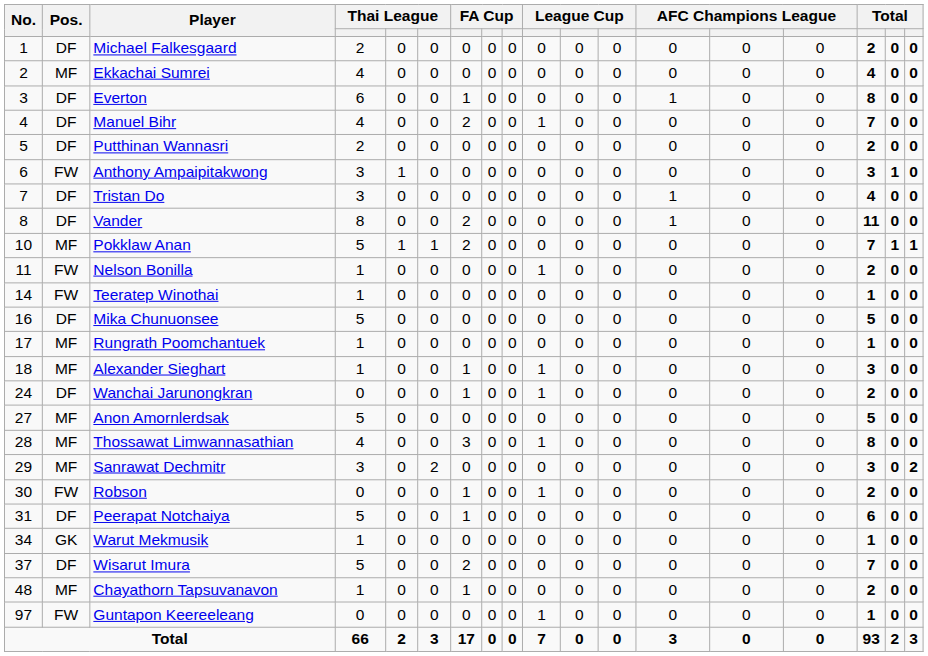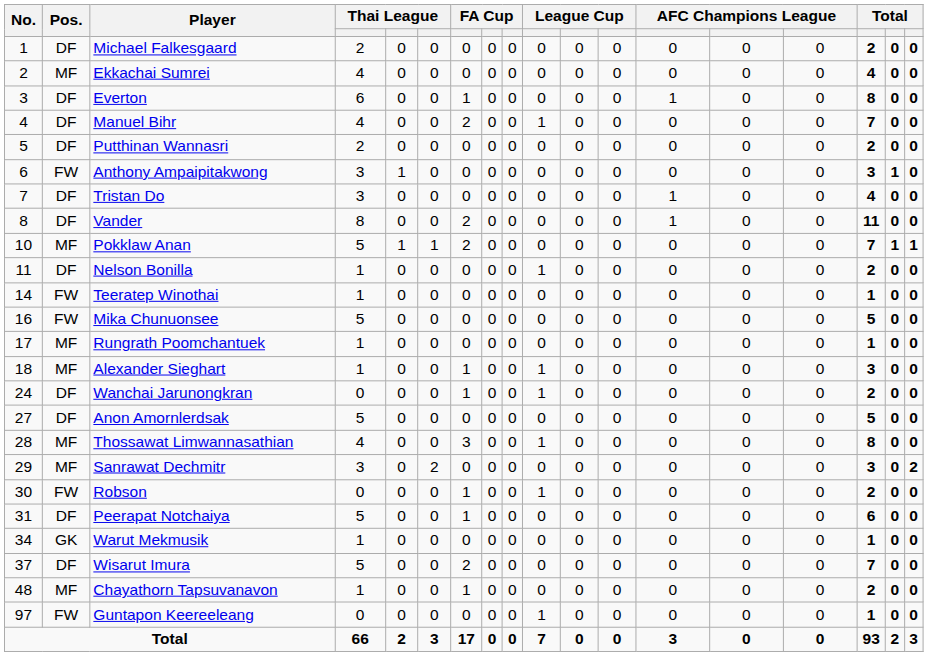(66, 270) FW -> (66, 270) DF
(66, 319) DF -> (66, 319) FW
(66, 417) MF -> (66, 417) DF
